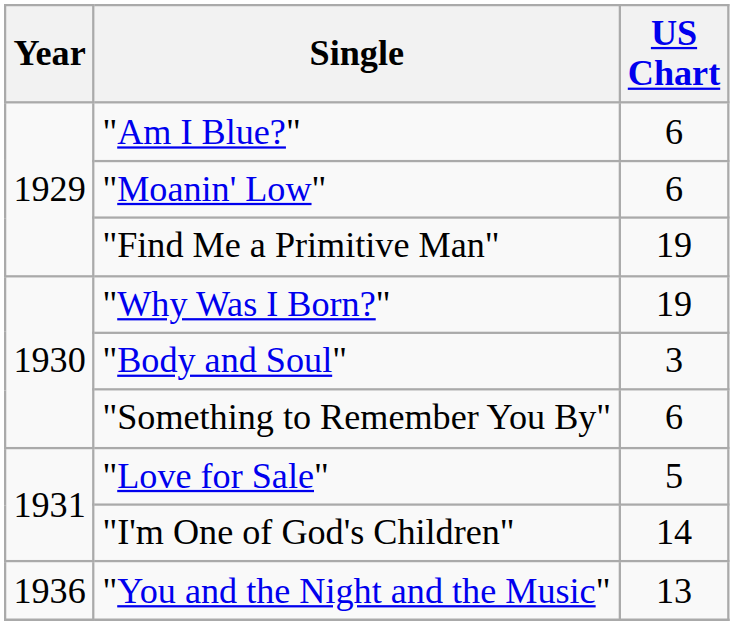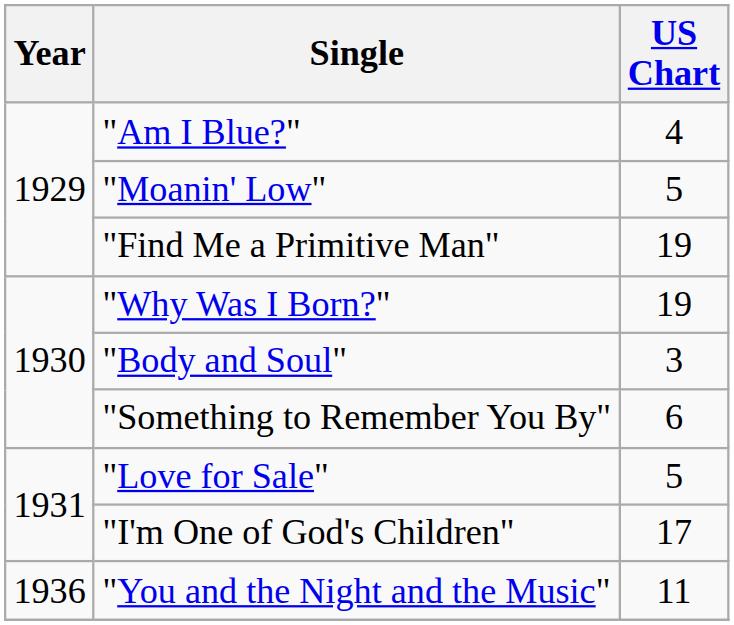(674, 131) 6 -> (674, 131) 4
(674, 188) 6 -> (674, 188) 5
(674, 532) 14 -> (674, 532) 17
(674, 589) 13 -> (674, 589) 11
